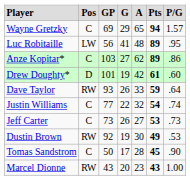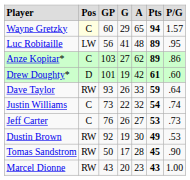(89, 28) no background -> (89, 28) lightyellow background
(108, 28) 69 -> (108, 28) 60
(108, 105) 77 -> (108, 105) 73
(108, 121) 73 -> (108, 121) 76
(89, 152) C -> (89, 152) RW
